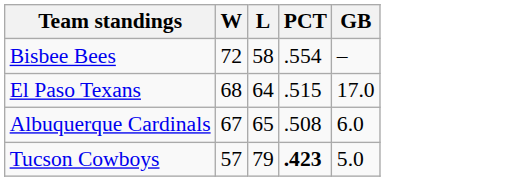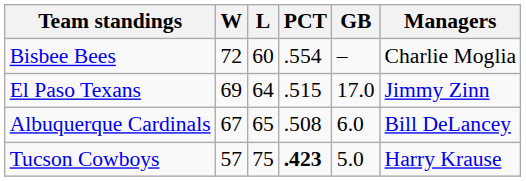+ column: (450, 21)
(263, 55) 58 -> (263, 55) 60
(231, 90) 68 -> (231, 90) 69
(263, 158) 79 -> (263, 158) 75
